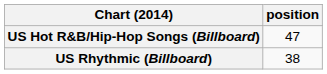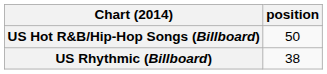(293, 36) 47 -> (293, 36) 50
